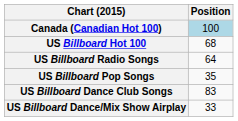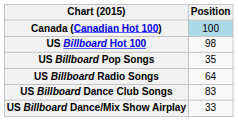(211, 44) 68 -> (211, 44) 98
rows swapped: (96, 76) <-> (96, 60)
